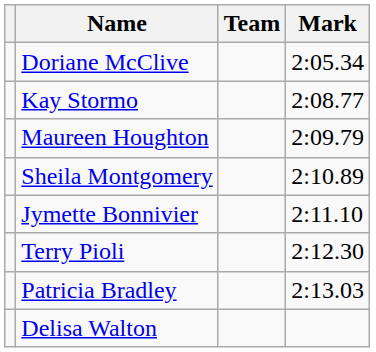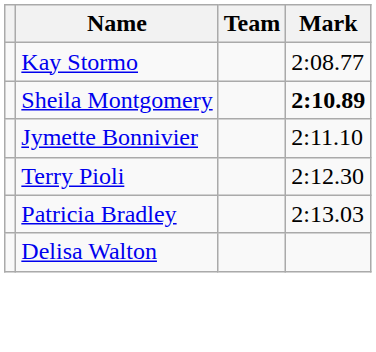- row: (105, 61)
- row: (115, 137)
(328, 175) normal -> (328, 99) bold
